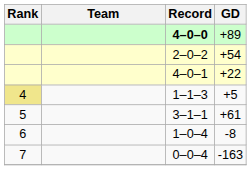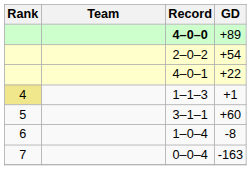(230, 94) +5 -> (230, 94) +1
(230, 114) +61 -> (230, 114) +60
